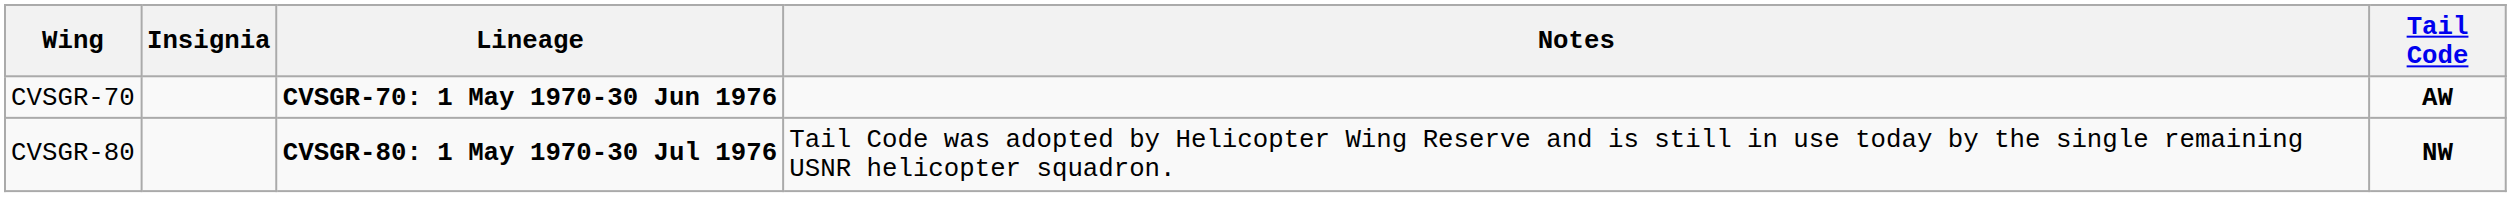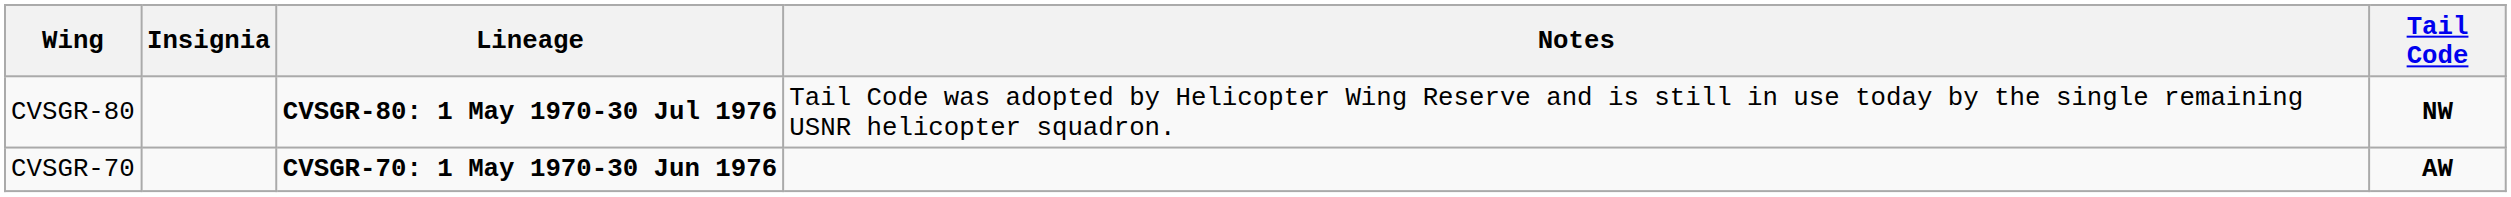rows swapped: (73, 98) <-> (73, 154)
